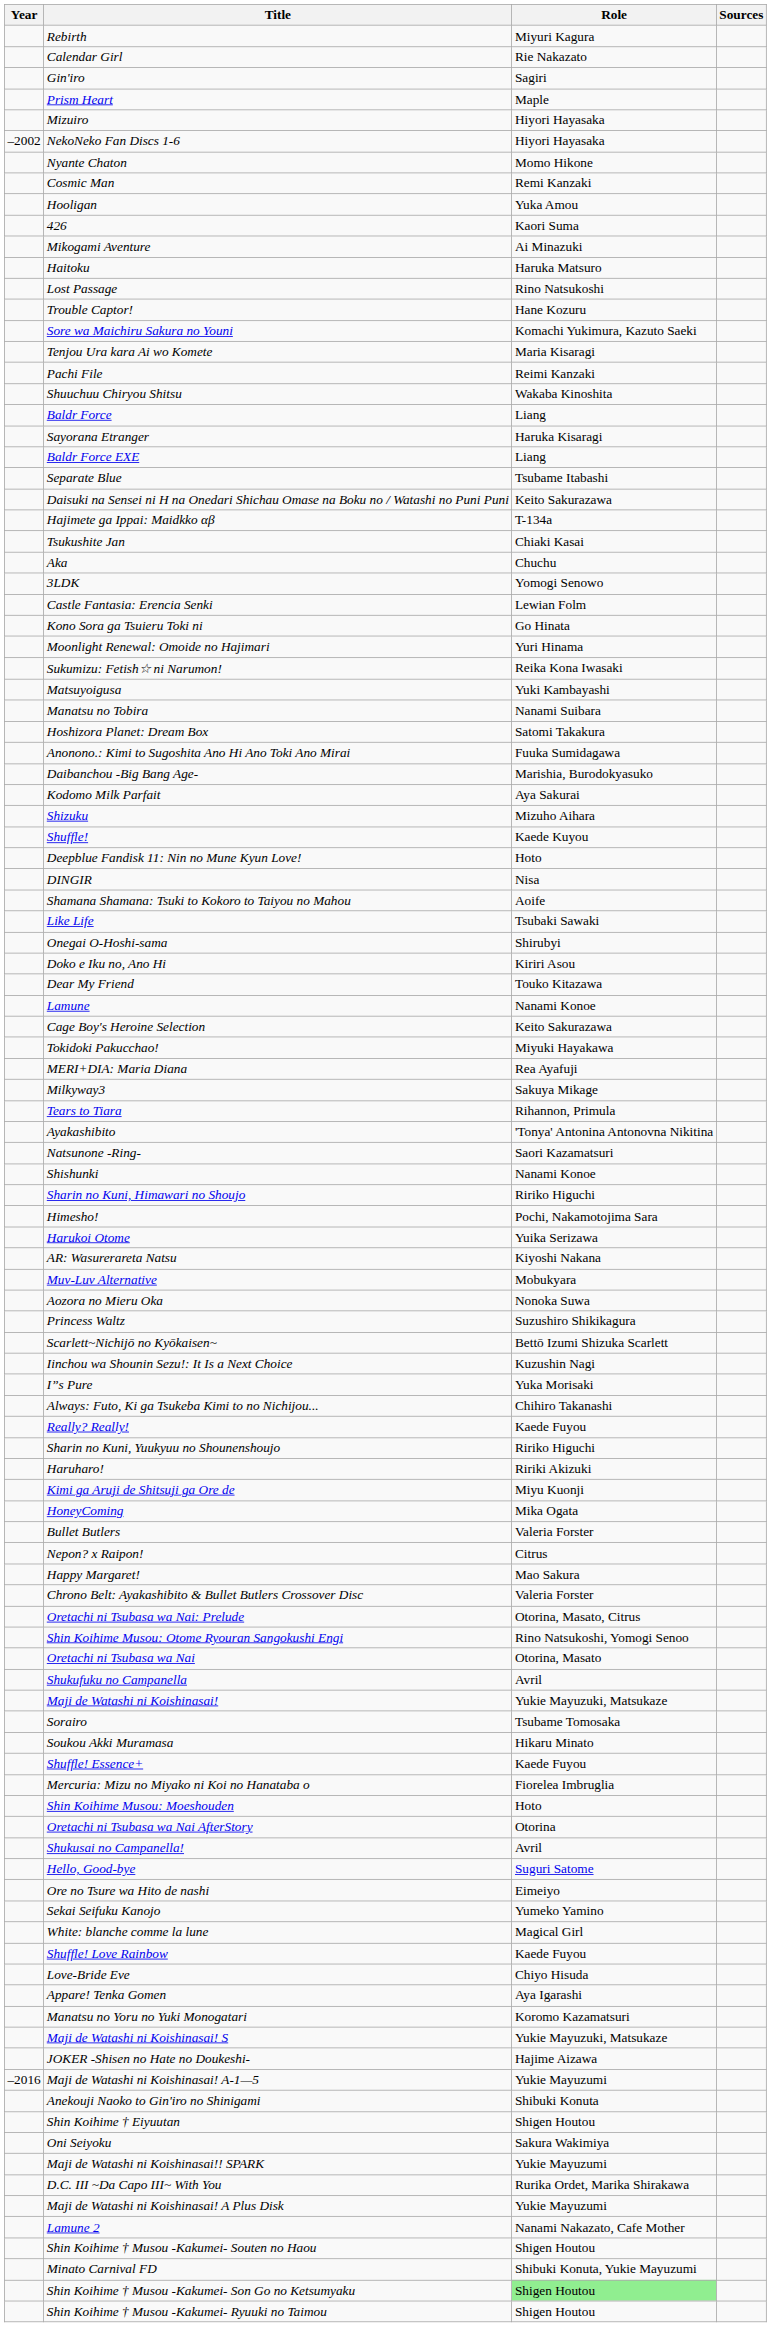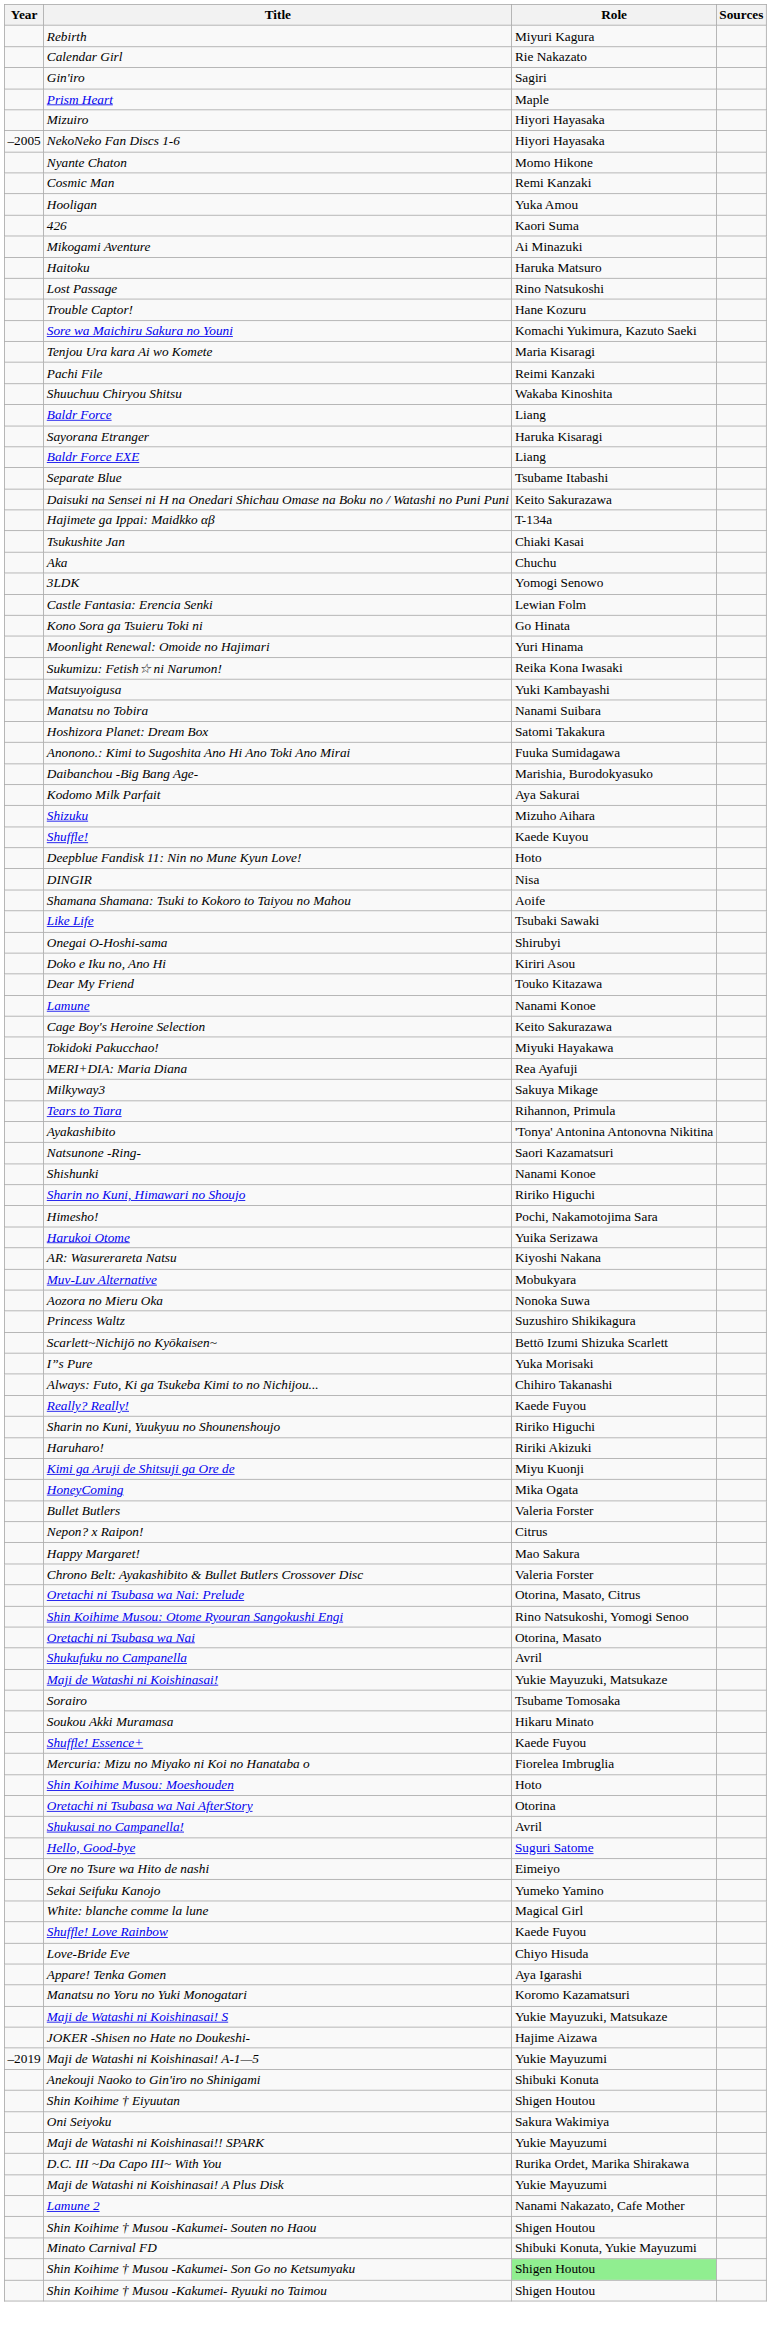(24, 141) –2002 -> (24, 141) –2005
- row: (170, 1363)
(24, 2079) –2016 -> (24, 2058) –2019
